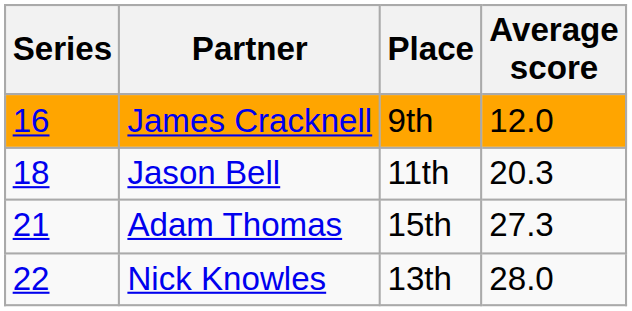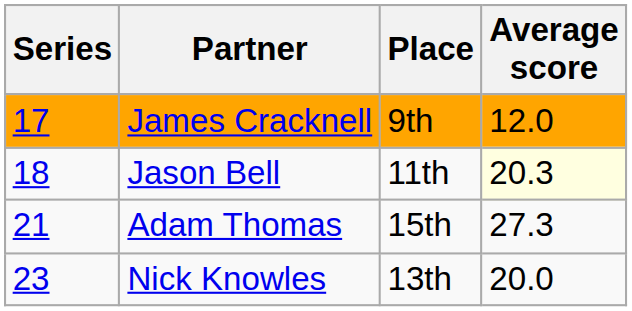(31, 120) 16 -> (31, 120) 17
(522, 173) no background -> (522, 173) lightyellow background
(31, 278) 22 -> (31, 278) 23
(522, 278) 28.0 -> (522, 278) 20.0
